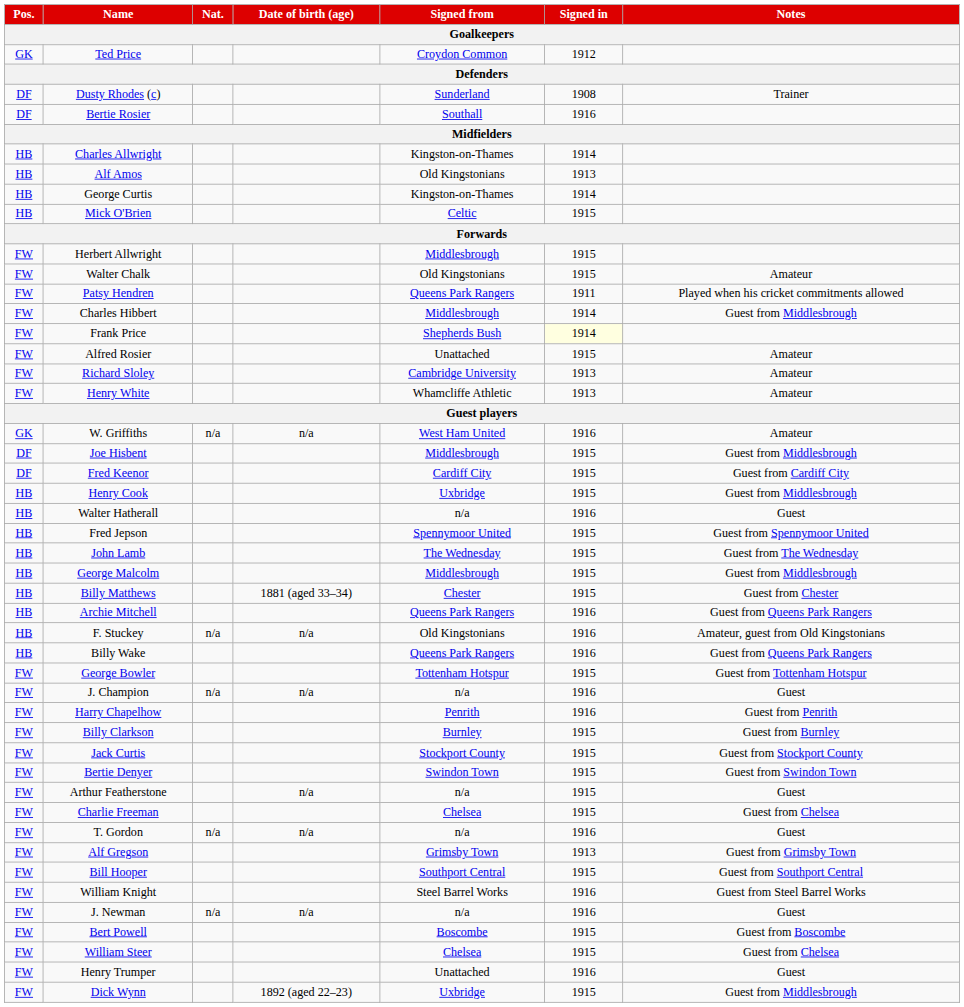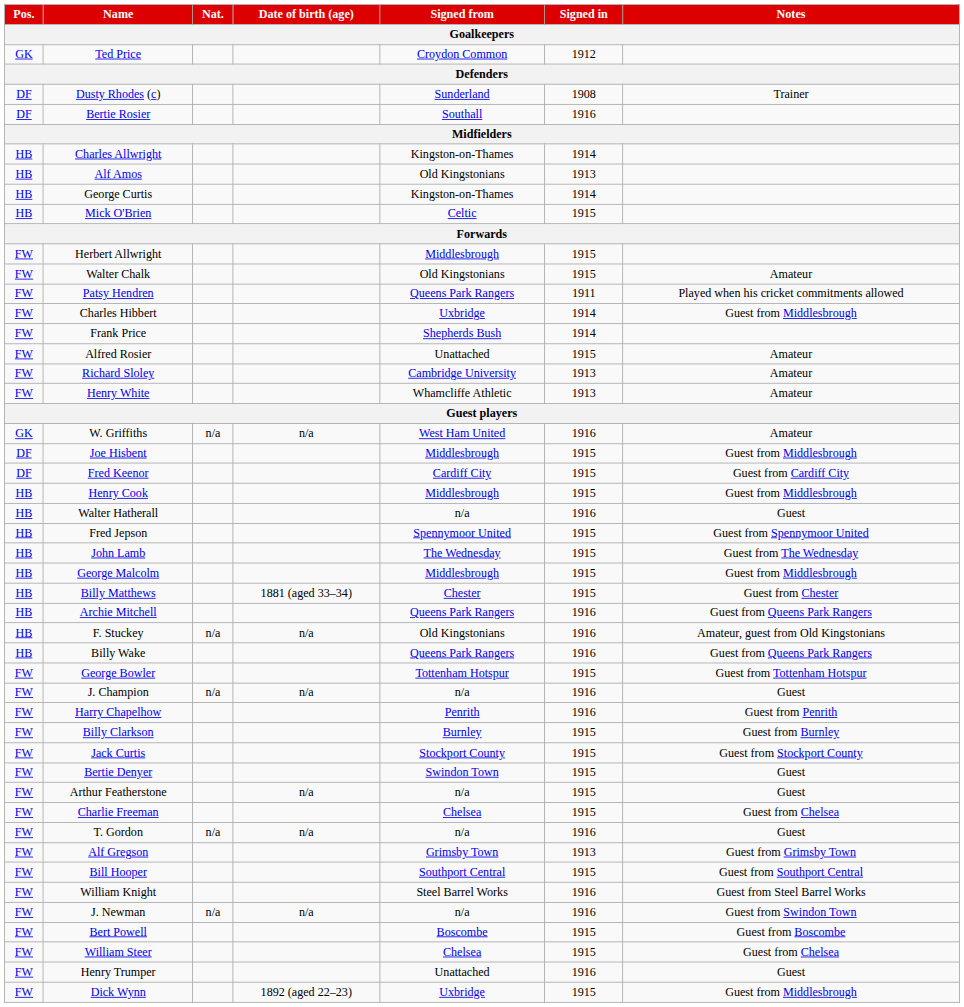(462, 314) Middlesbrough -> (462, 314) Uxbridge
(584, 334) lightyellow background -> (584, 334) no background
(462, 493) Uxbridge -> (462, 493) Middlesbrough
(791, 772) Guest from Swindon Town -> (791, 772) Guest
(791, 912) Guest -> (791, 912) Guest from Swindon Town
